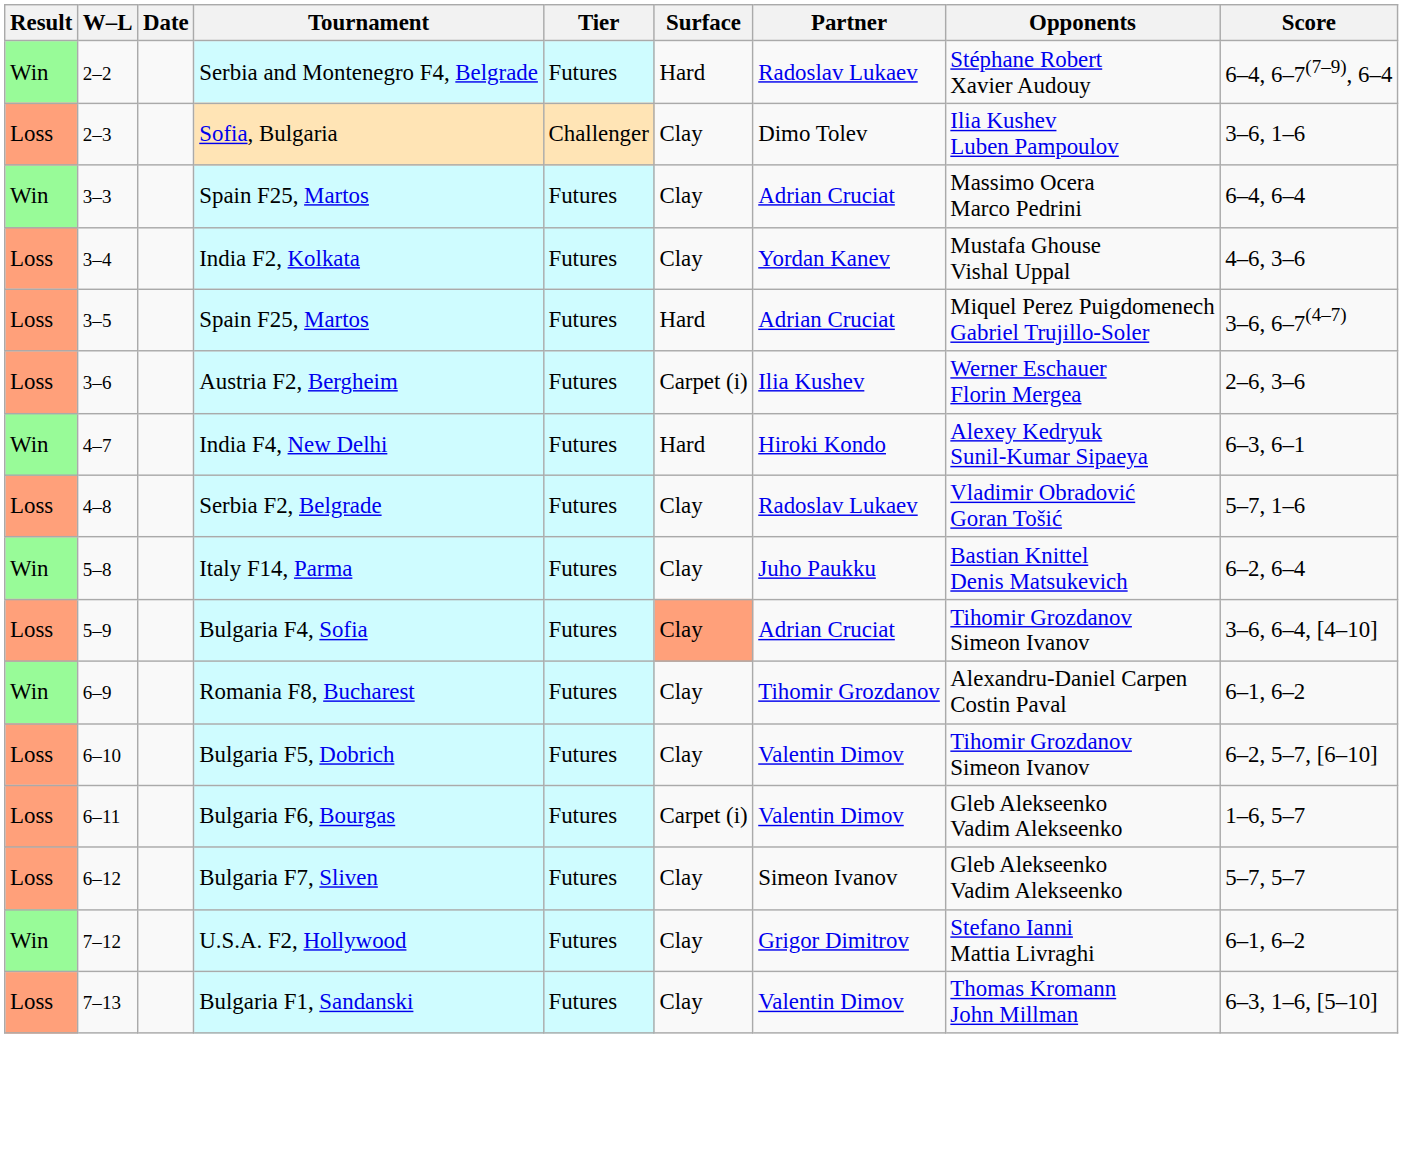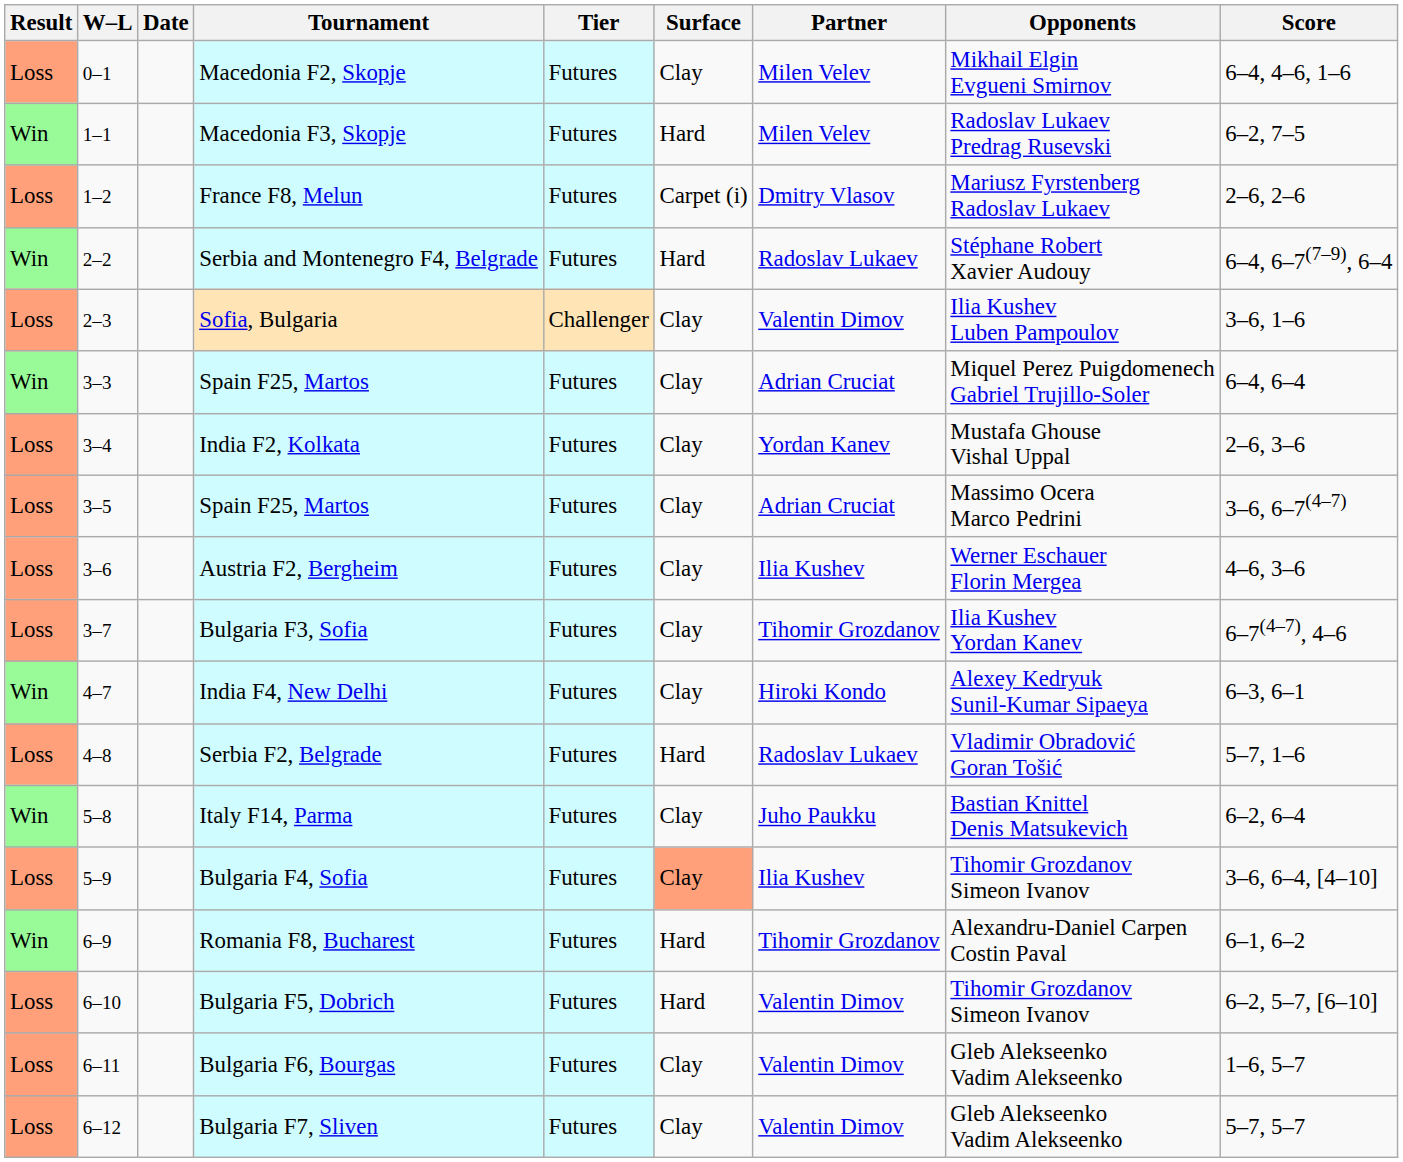+ row: (97, 73)
+ row: (97, 135)
+ row: (97, 197)
(813, 133) Dimo Tolev -> (831, 319) Valentin Dimov
(1022, 195) Massimo Ocera Marco Pedrini -> (1083, 381) Miquel Perez Puigdomenech Gabriel Trujillo-Soler
(1265, 257) 4–6, 3–6 -> (1265, 443) 2–6, 3–6
(682, 319) Hard -> (681, 505) Clay
(1083, 319) Miquel Perez Puigdomenech Gabriel Trujillo-Soler -> (1022, 505) Massimo Ocera Marco Pedrini
(704, 381) Carpet (i) -> (681, 568) Clay
(1265, 381) 2–6, 3–6 -> (1265, 568) 4–6, 3–6
+ row: (97, 631)
(682, 443) Hard -> (681, 692) Clay
(681, 505) Clay -> (682, 754) Hard
(827, 630) Adrian Cruciat -> (811, 878) Ilia Kushev
(681, 692) Clay -> (682, 940) Hard
(681, 754) Clay -> (682, 1002) Hard
(704, 816) Carpet (i) -> (681, 1064) Clay
(828, 878) Simeon Ivanov -> (831, 1126) Valentin Dimov
- row: (102, 941)
- row: (102, 1003)
